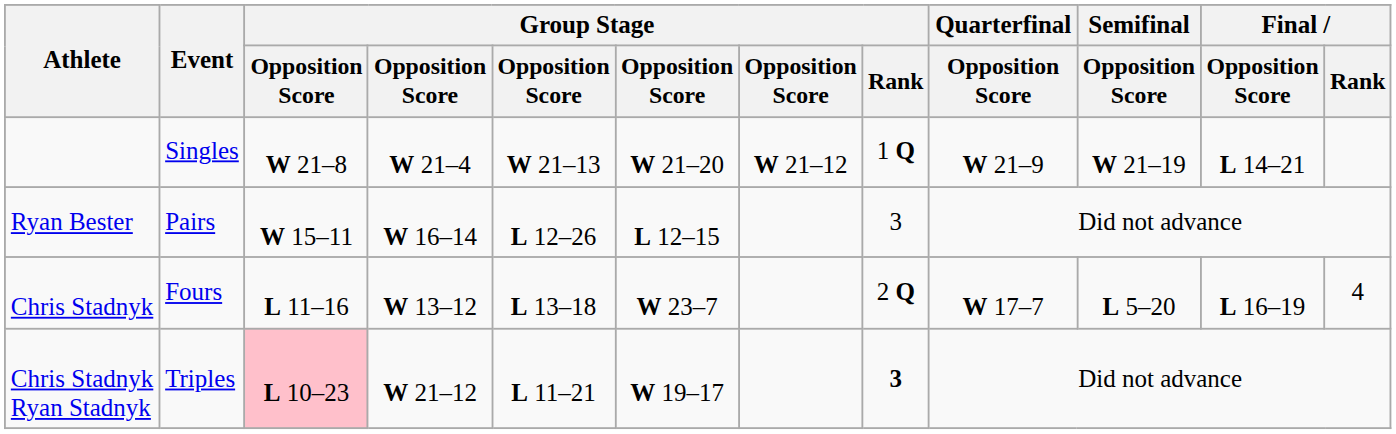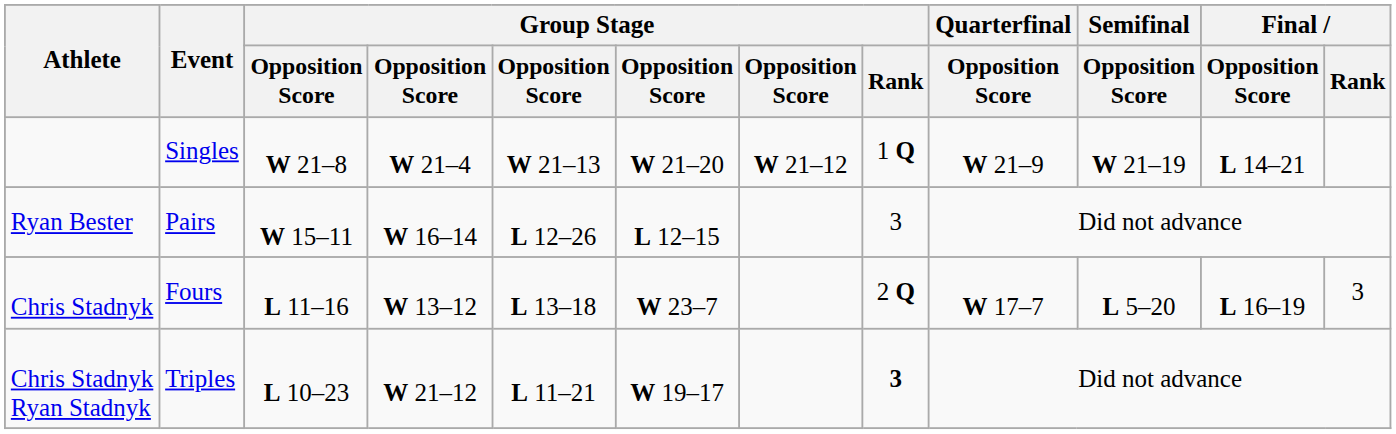(1358, 292) 4 -> (1358, 292) 3
(306, 392) pink background -> (306, 392) no background
